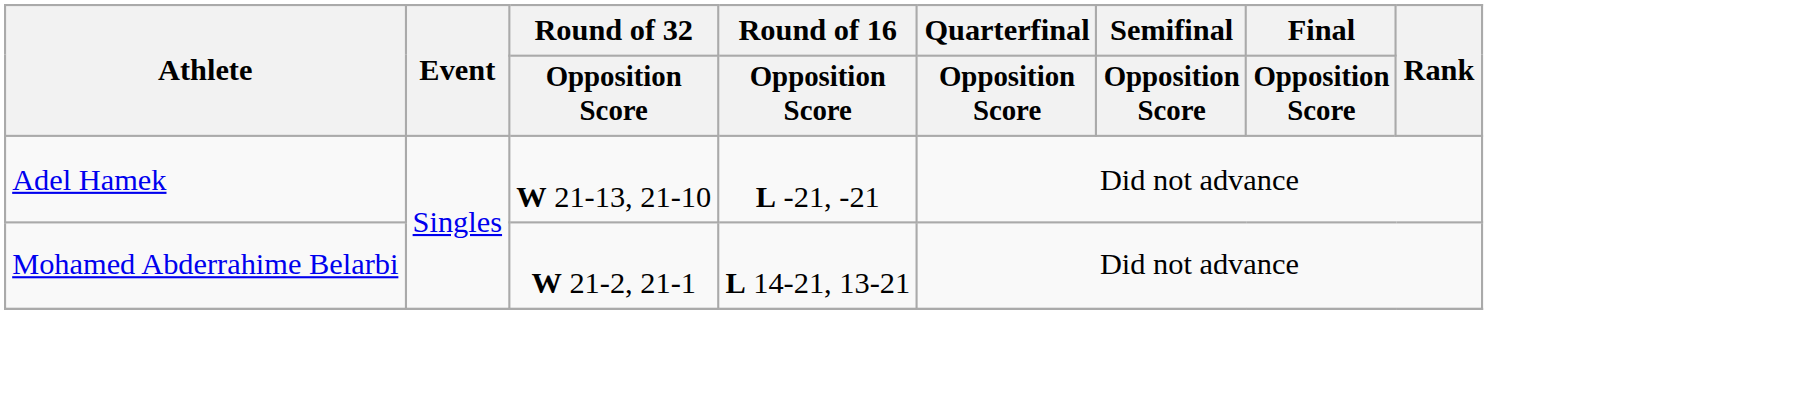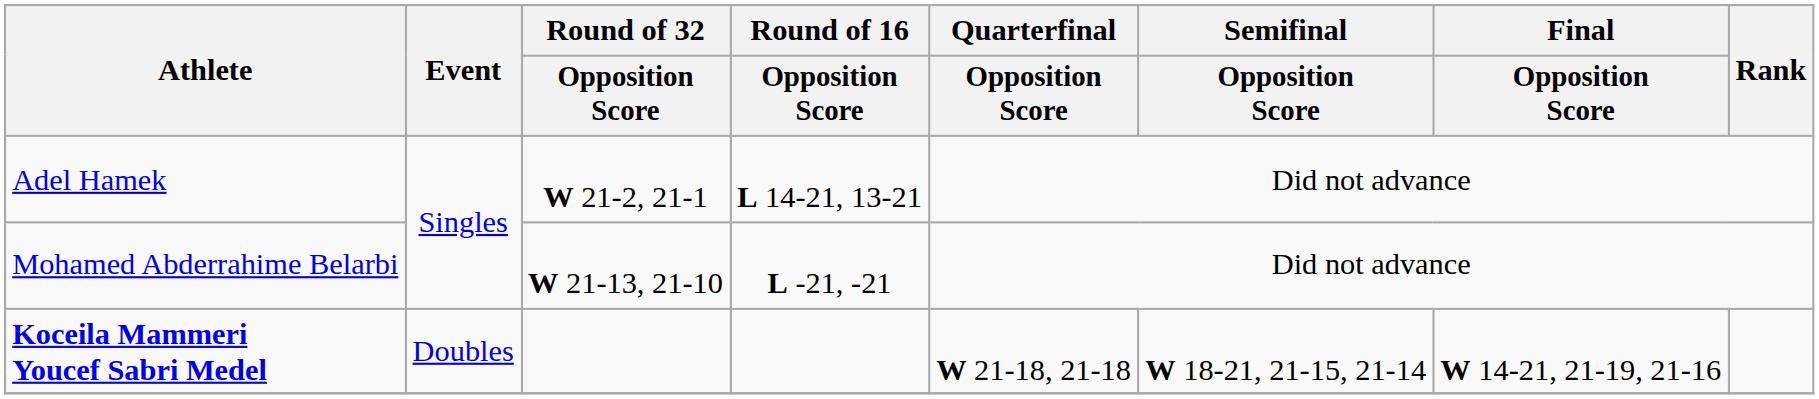(614, 197) W 21-13, 21-10 -> (625, 197) W 21-2, 21-1
(818, 197) L -21, -21 -> (830, 197) L 14-21, 13-21
(614, 283) W 21-2, 21-1 -> (625, 283) W 21-13, 21-10
(818, 283) L 14-21, 13-21 -> (830, 283) L -21, -21
+ row: (140, 351)
